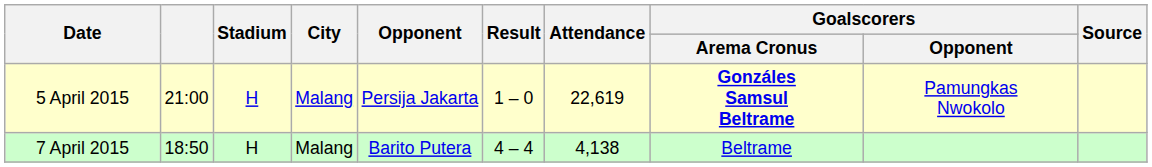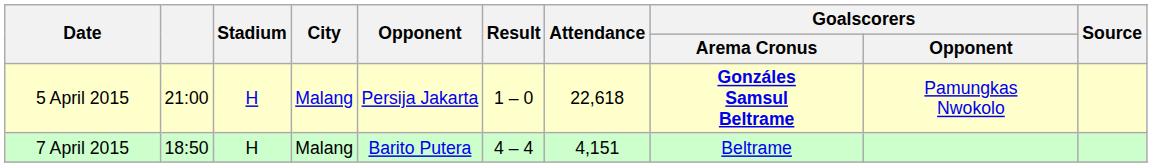(597, 98) 22,619 -> (597, 98) 22,618
(597, 148) 4,138 -> (597, 148) 4,151
